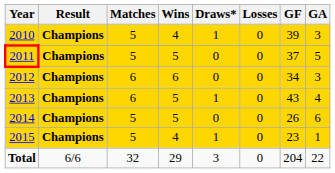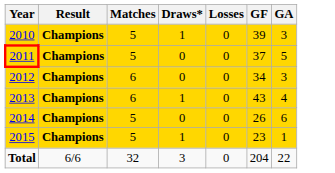- column: (175, 14)
